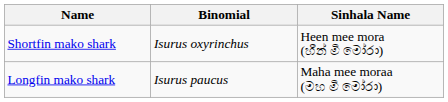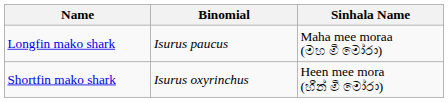rows swapped: (61, 79) <-> (62, 43)
